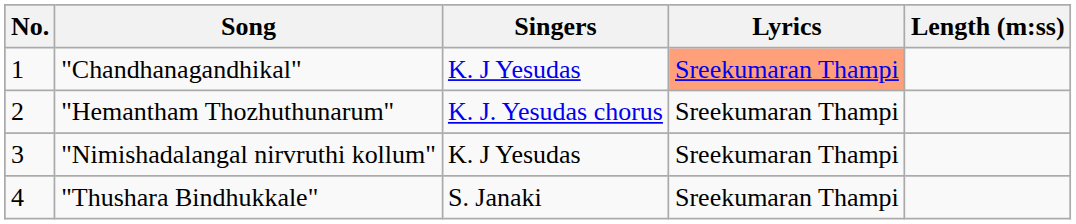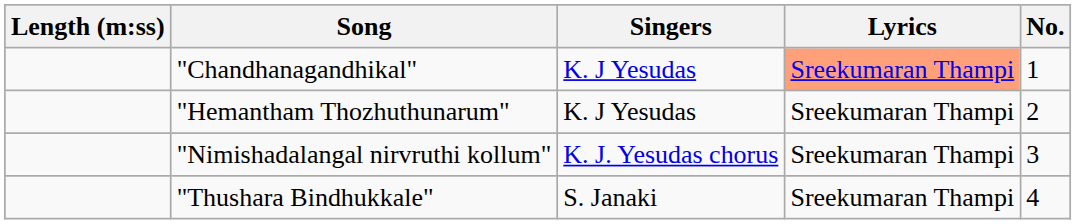columns swapped: (30, 26) <-> (988, 26)
(555, 111) K. J. Yesudas chorus -> (630, 111) K. J Yesudas
(514, 154) K. J Yesudas -> (671, 154) K. J. Yesudas chorus
